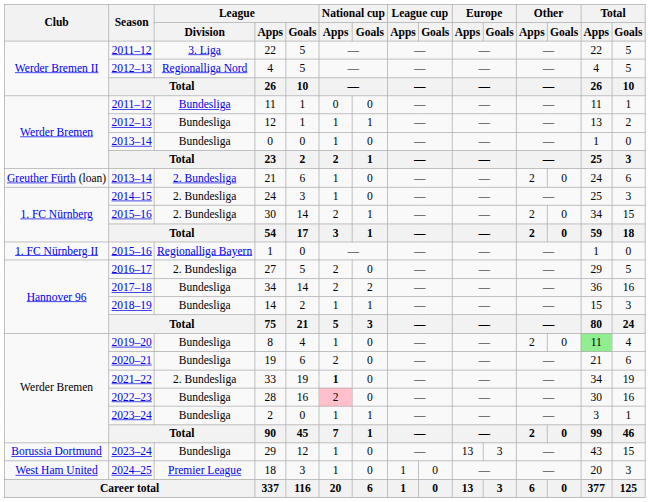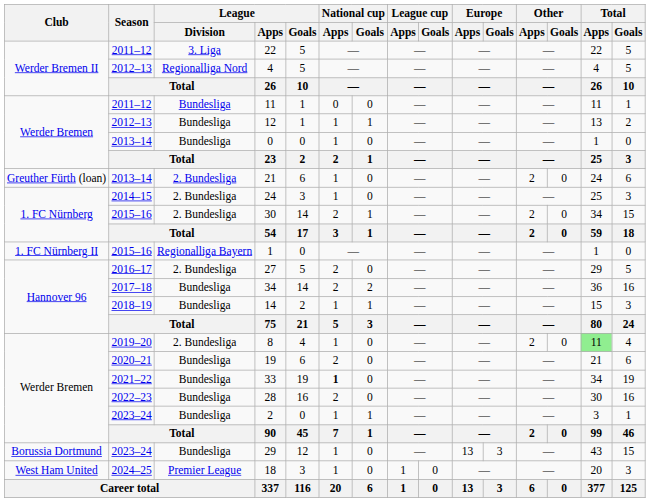(205, 342) Bundesliga -> (205, 342) 2. Bundesliga
(205, 379) 2. Bundesliga -> (205, 379) Bundesliga
(336, 397) pink background -> (336, 397) no background
